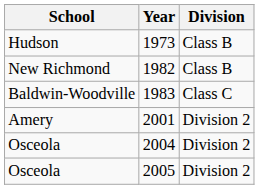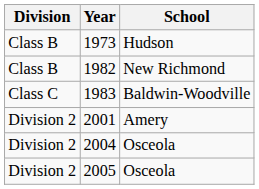columns swapped: (72, 17) <-> (216, 17)
